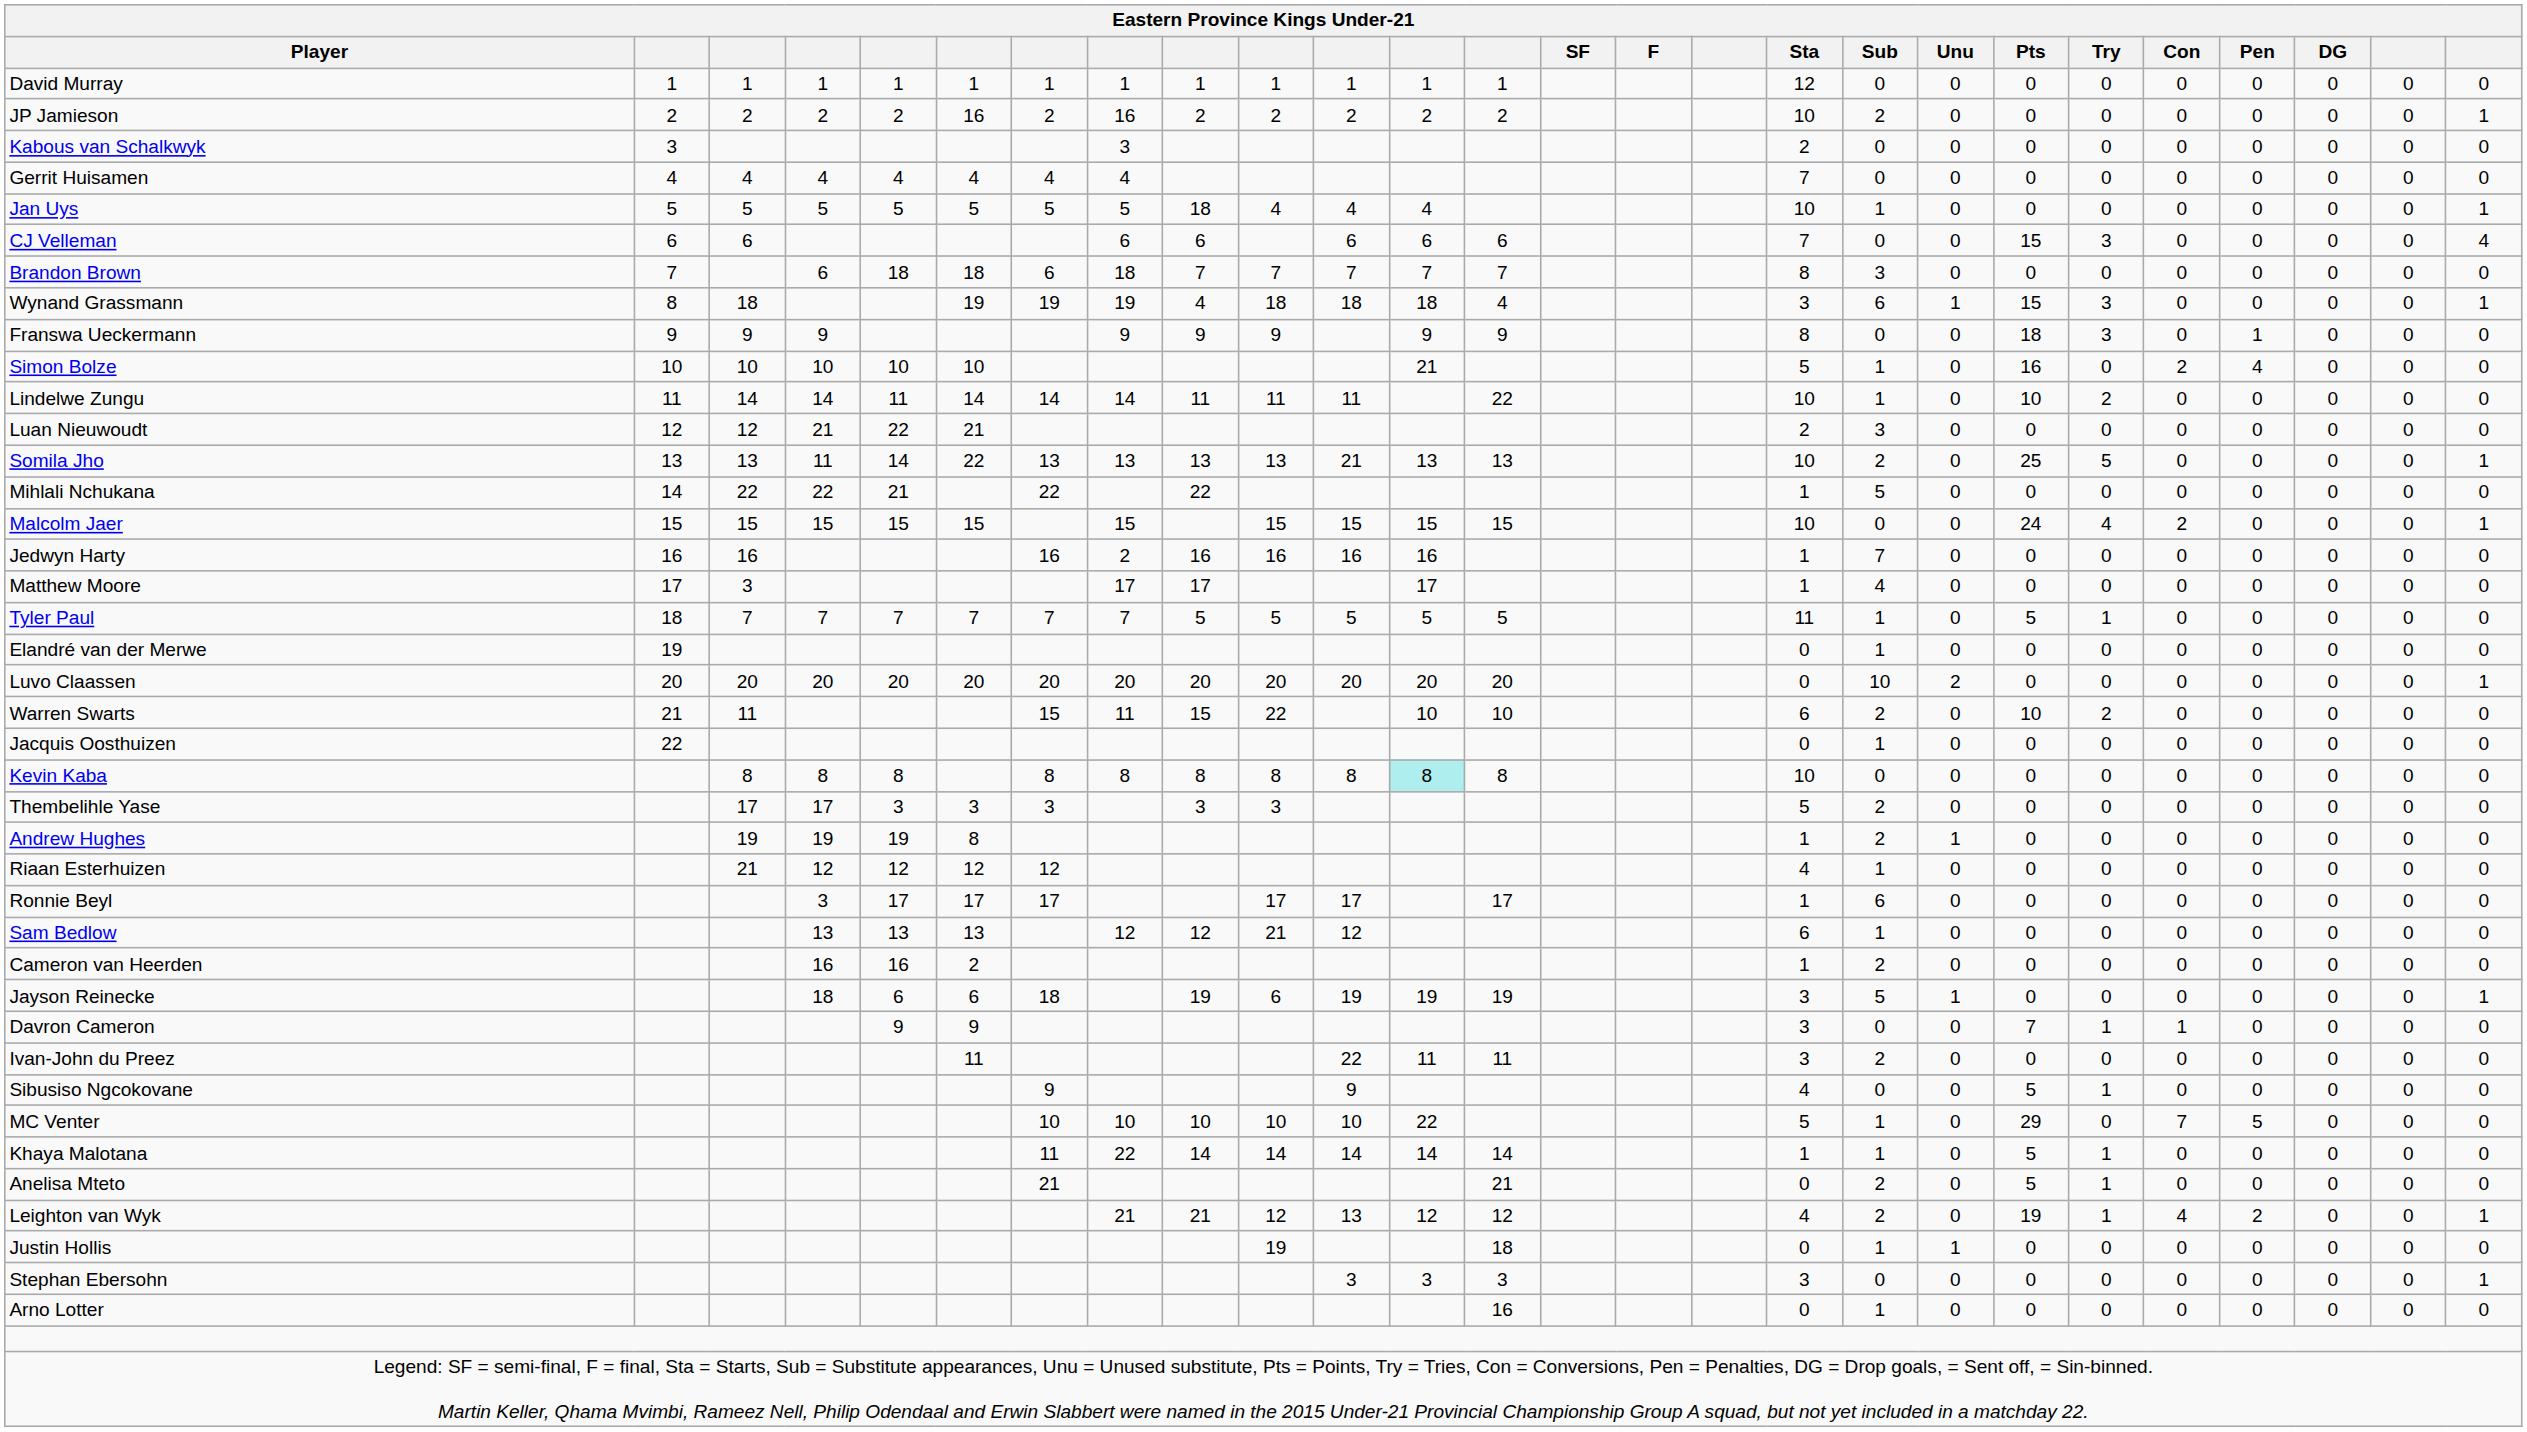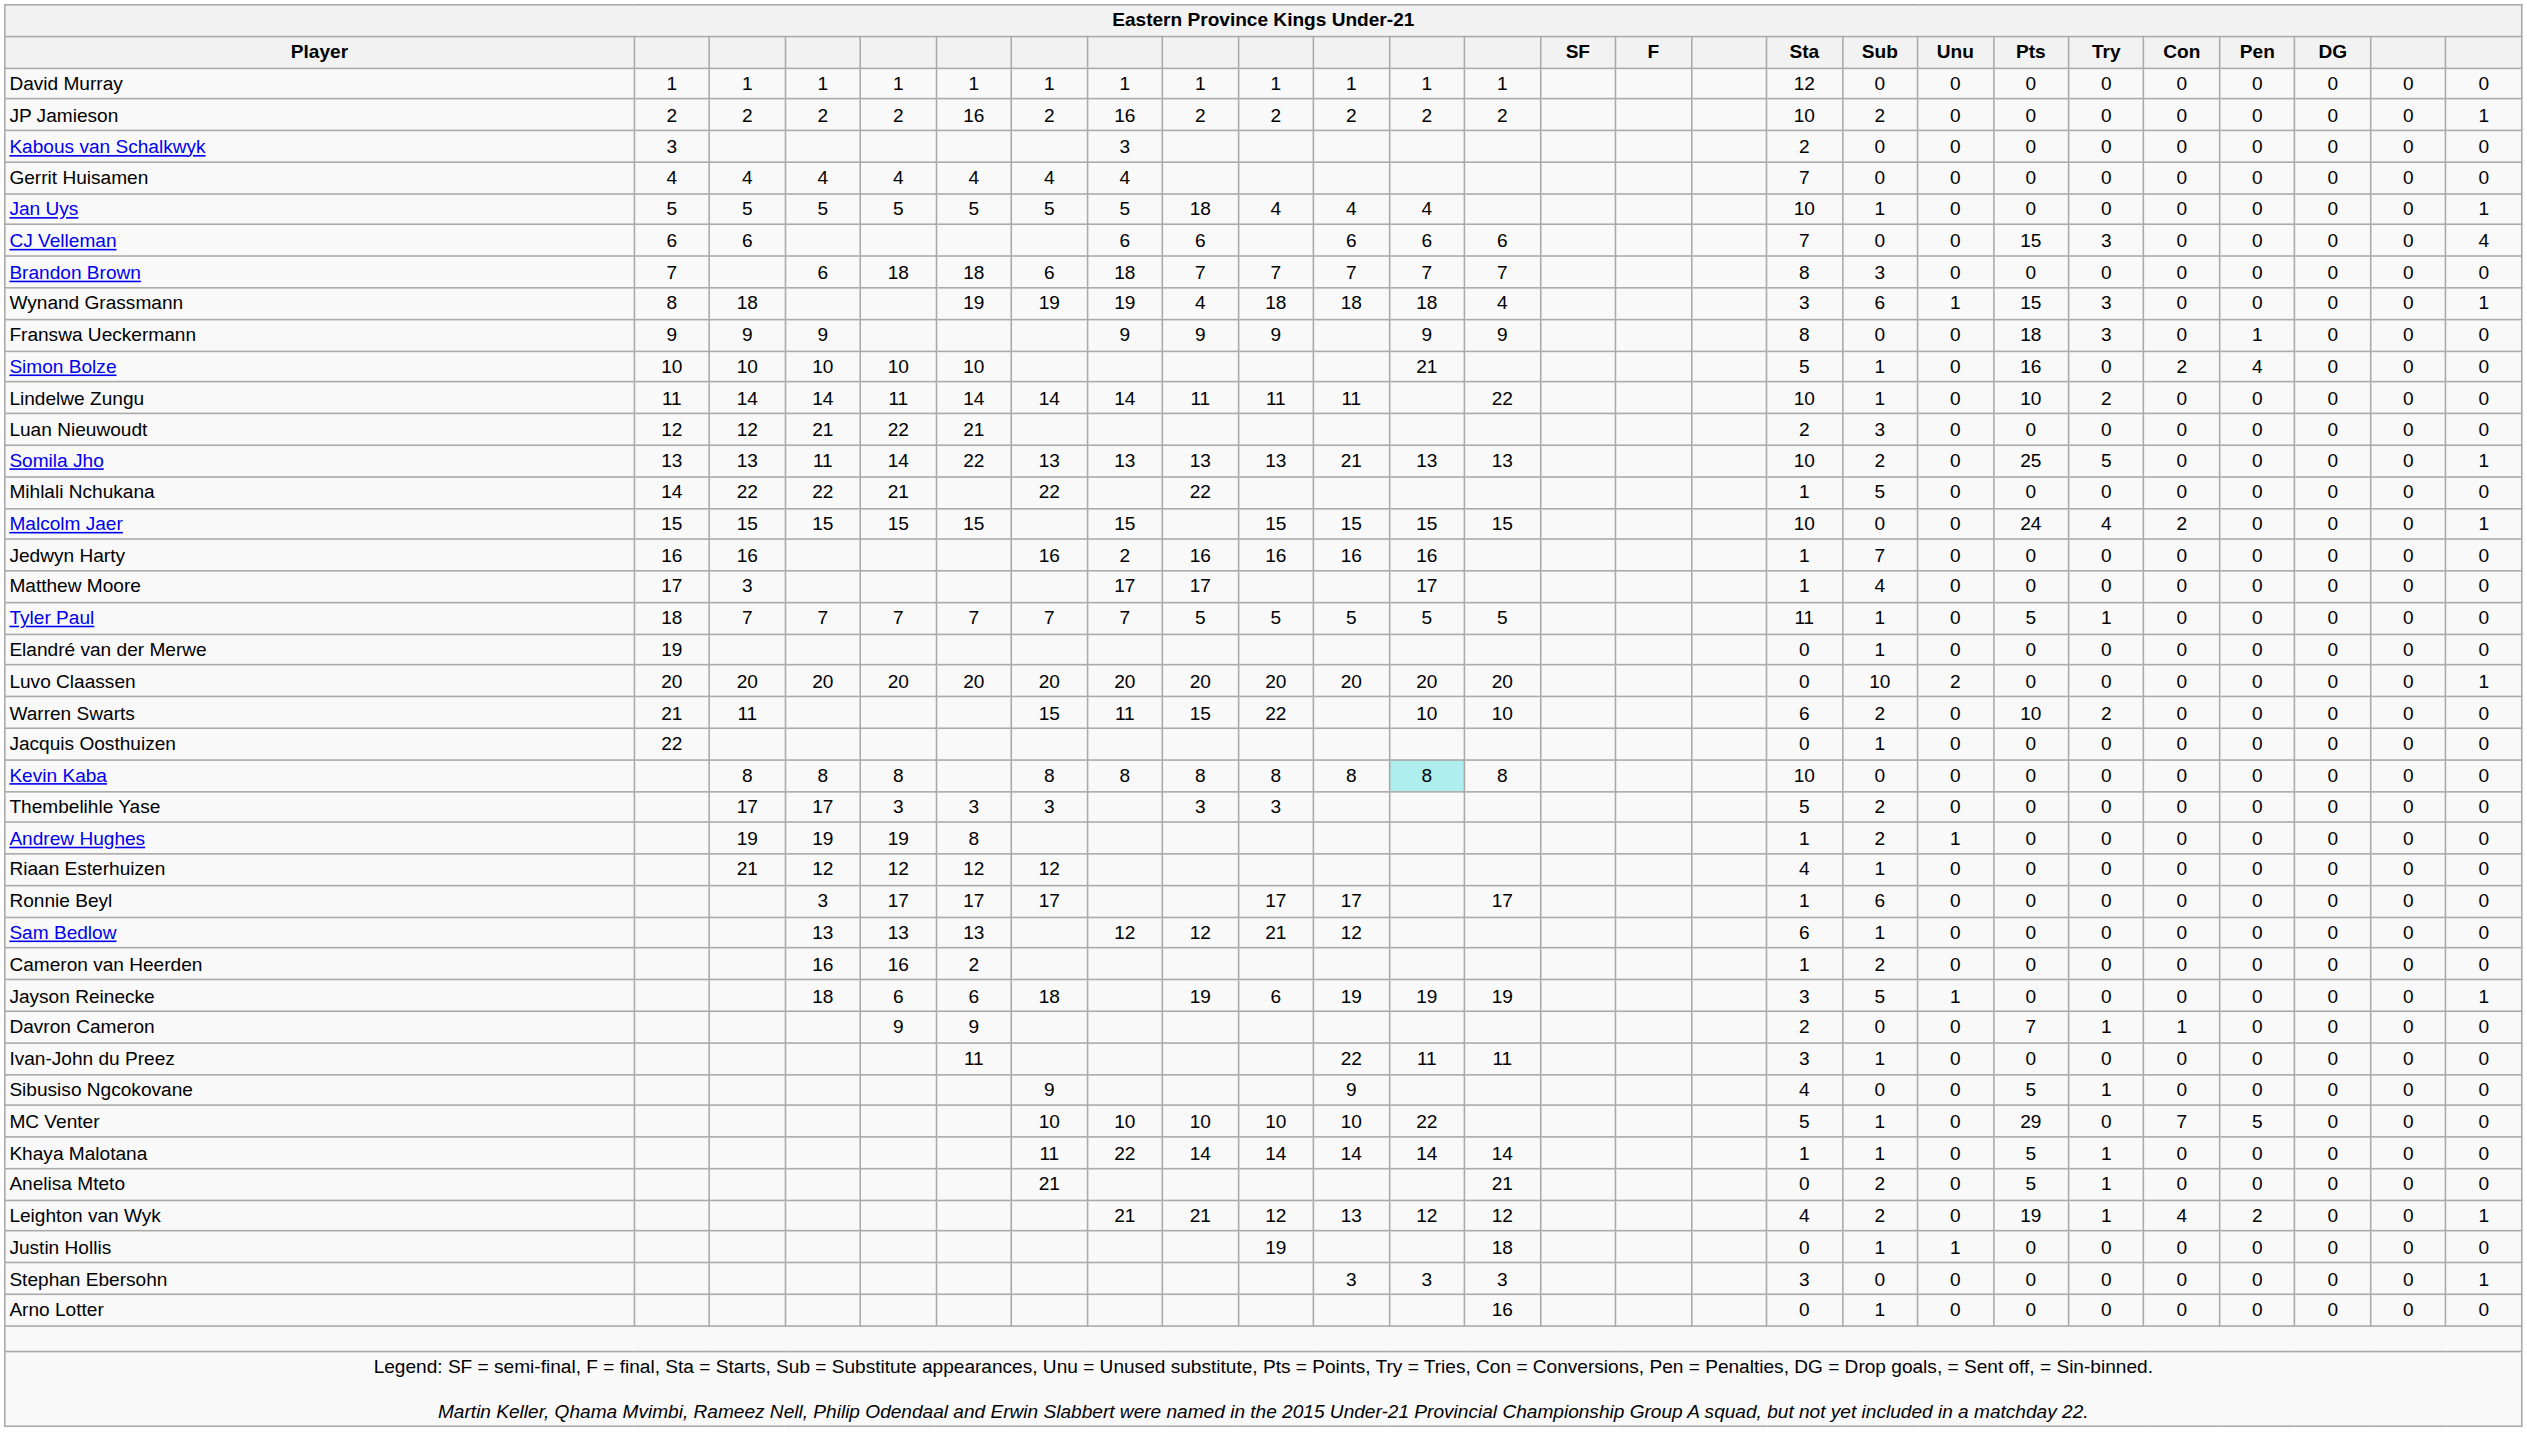(1804, 1027) 3 -> (1804, 1027) 2
(1880, 1058) 2 -> (1880, 1058) 1
